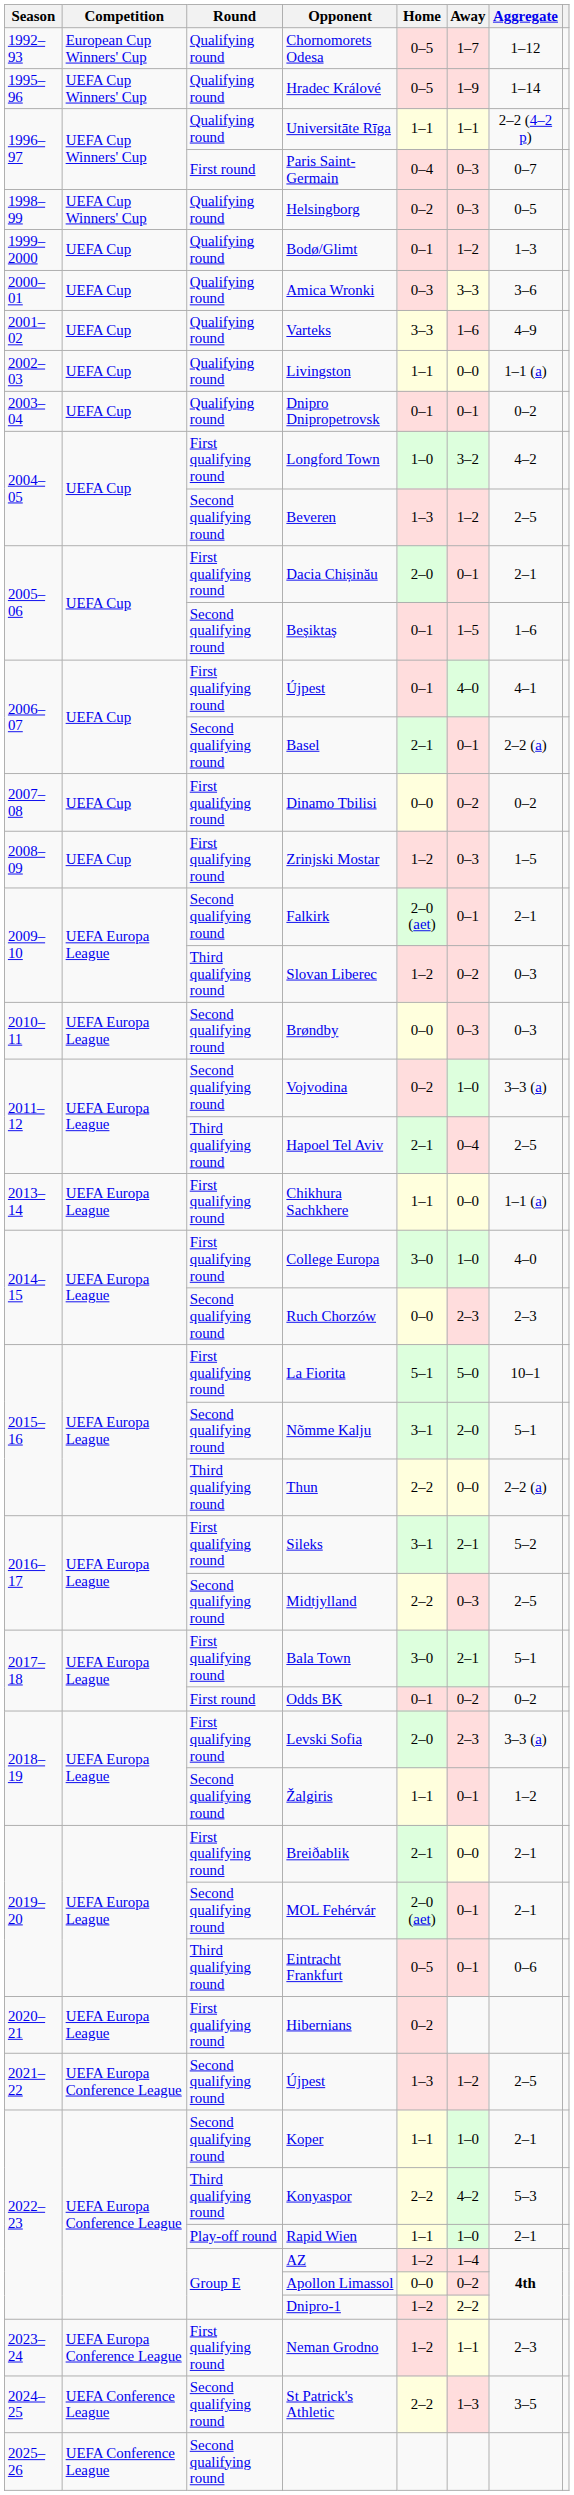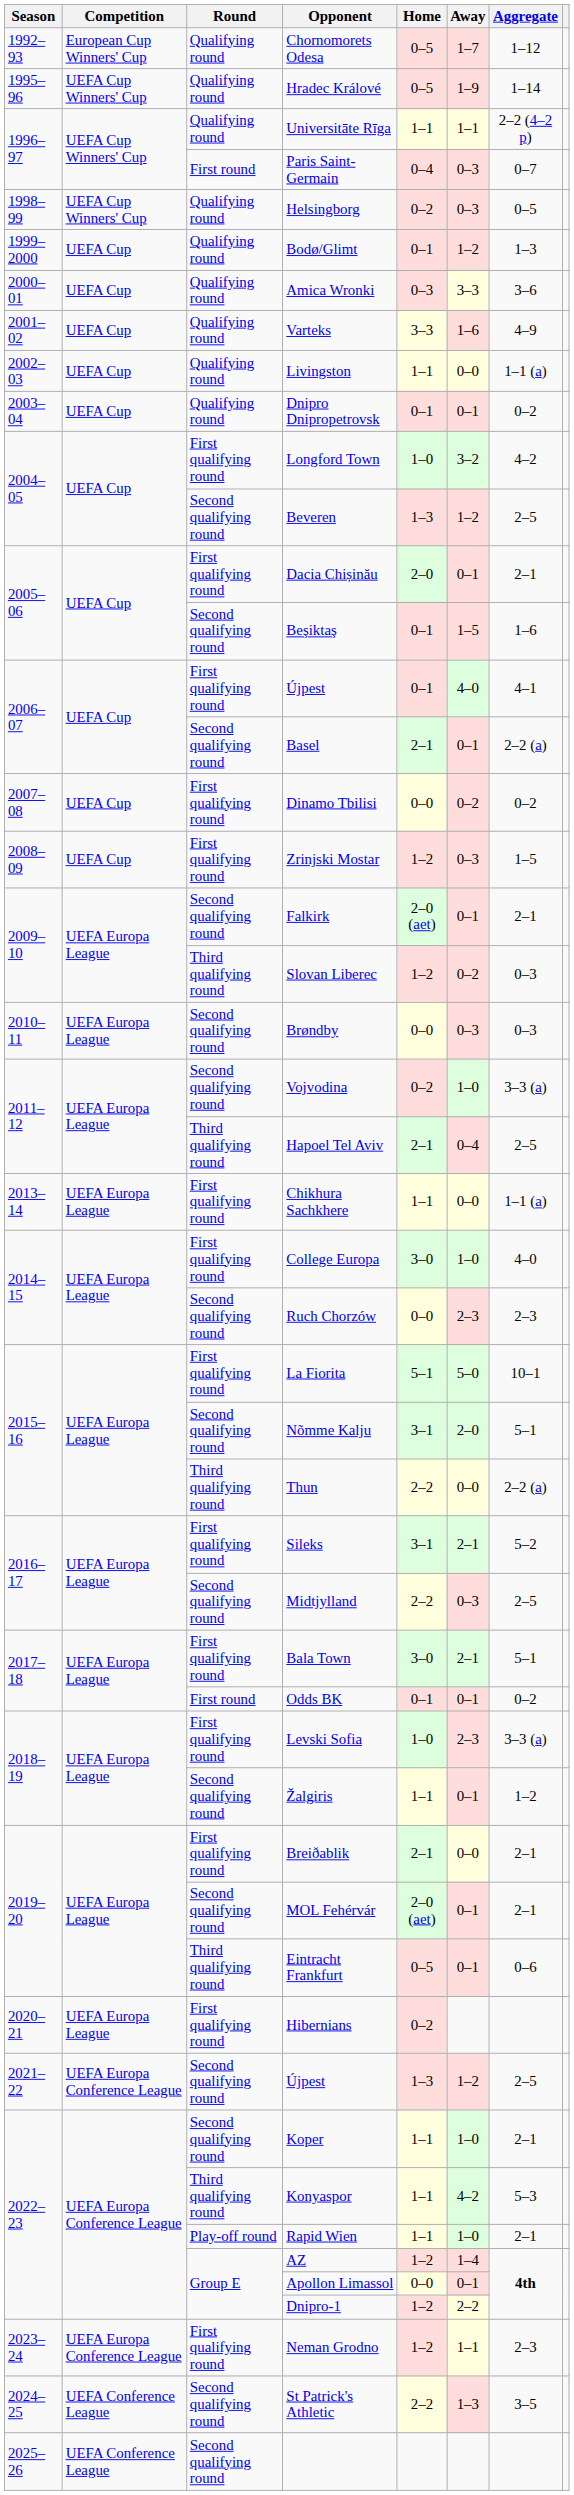(468, 1699) 0–2 -> (468, 1699) 0–1
(422, 1739) 2–0 -> (422, 1739) 1–0
(422, 2195) 2–2 -> (422, 2195) 1–1
(468, 2283) 0–2 -> (468, 2283) 0–1
